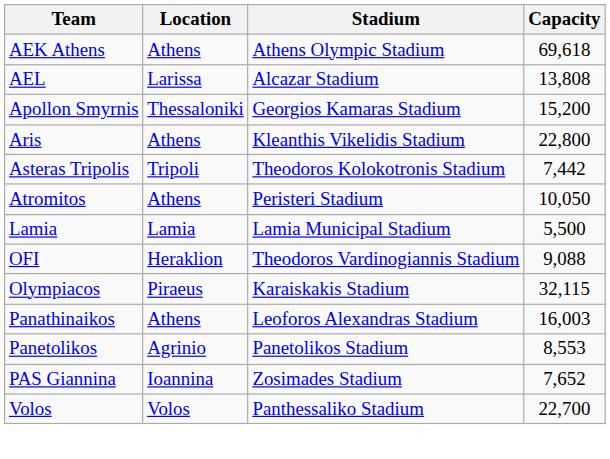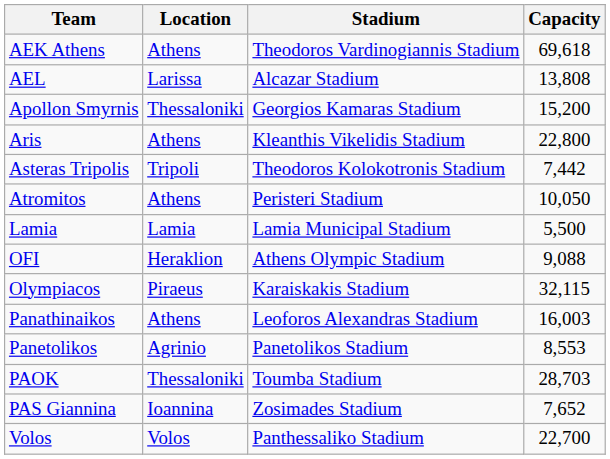(348, 49) Athens Olympic Stadium -> (386, 49) Theodoros Vardinogiannis Stadium
(386, 259) Theodoros Vardinogiannis Stadium -> (348, 259) Athens Olympic Stadium
+ row: (34, 378)
